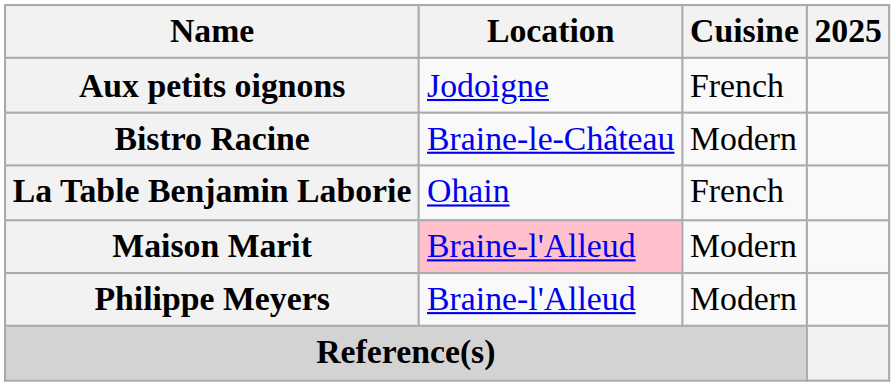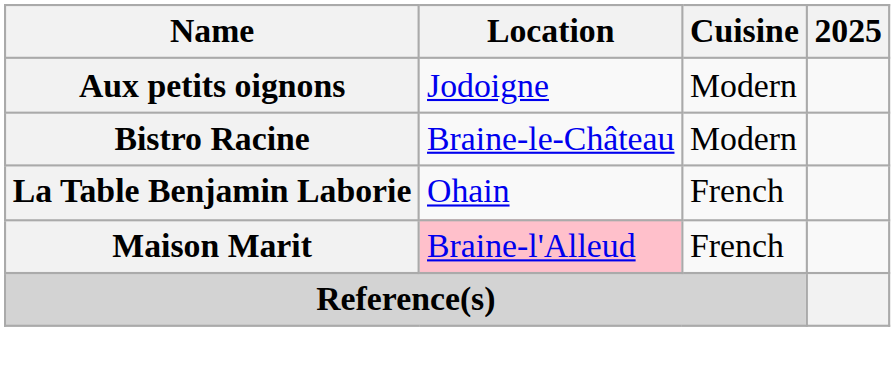(737, 84) French -> (743, 84) Modern
(743, 245) Modern -> (737, 245) French
- row: (212, 298)
